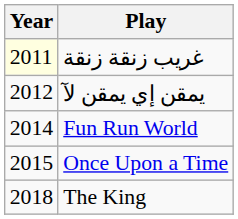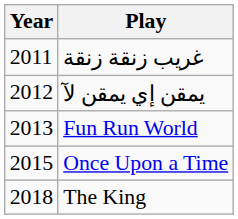(31, 56) lightyellow background -> (31, 56) no background
(31, 128) 2014 -> (31, 128) 2013
